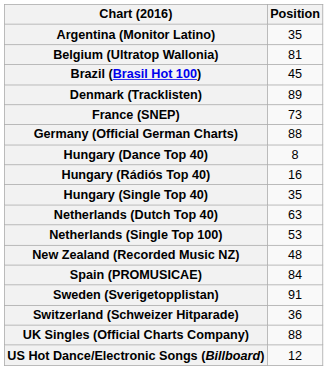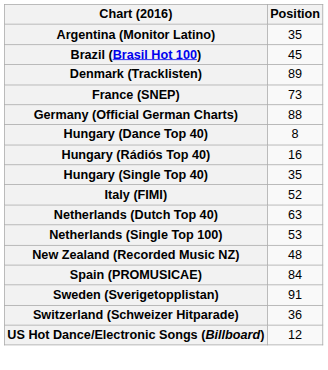- row: (136, 54)
+ row: (136, 194)
- row: (136, 335)
